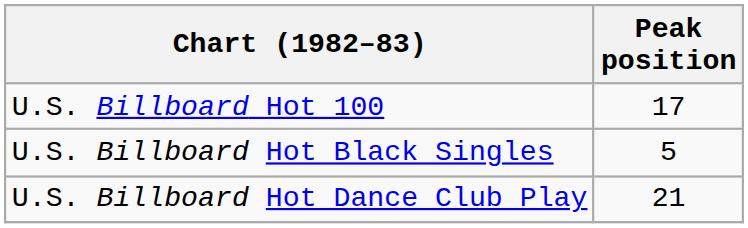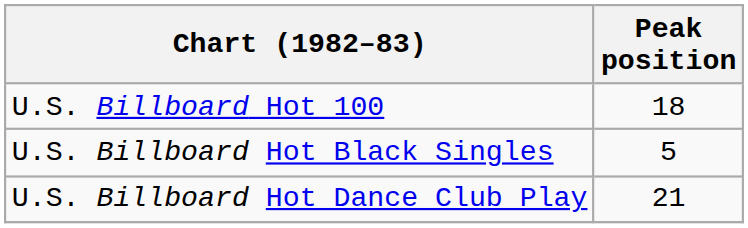(669, 107) 17 -> (669, 107) 18
